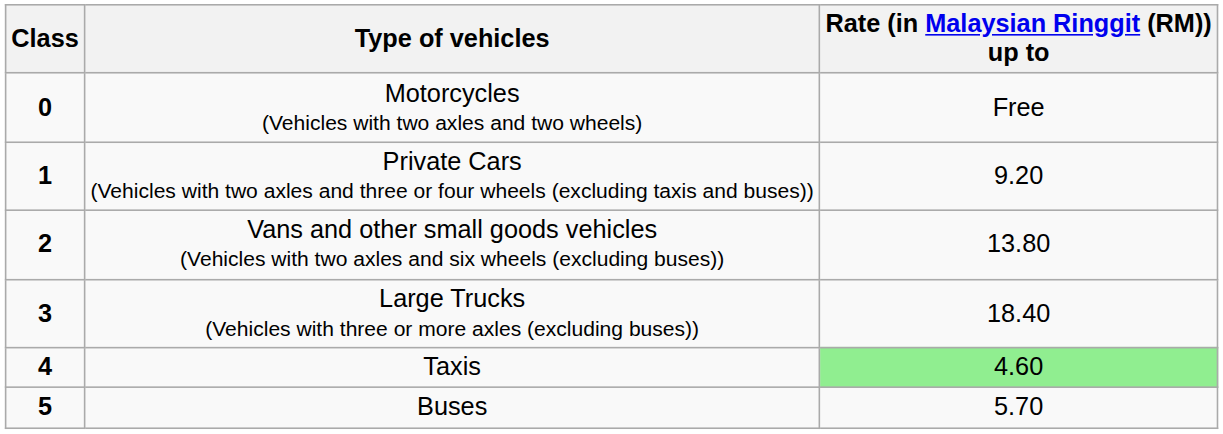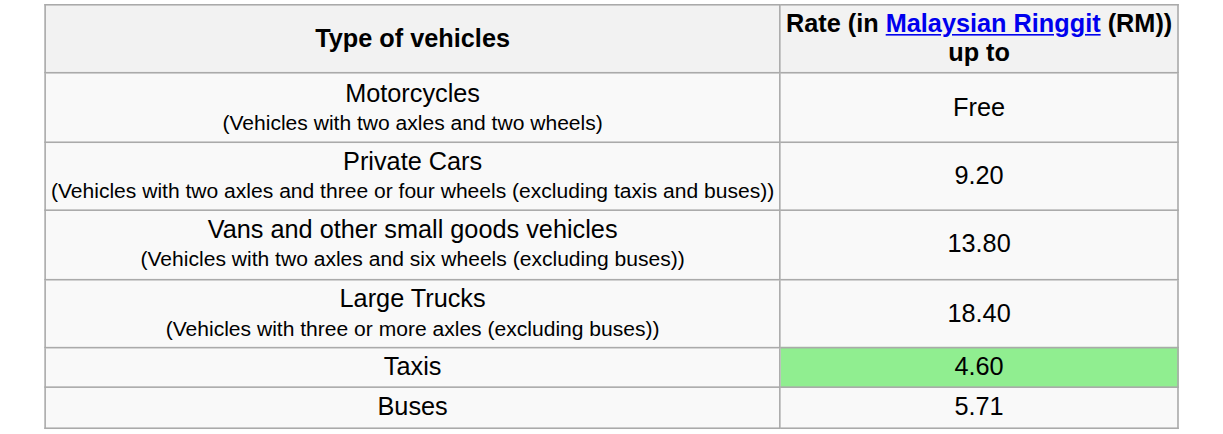- column: (45, 38)
(1019, 407) 5.70 -> (979, 407) 5.71
